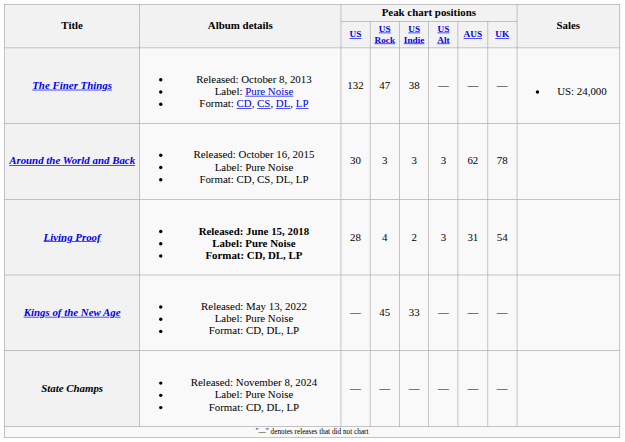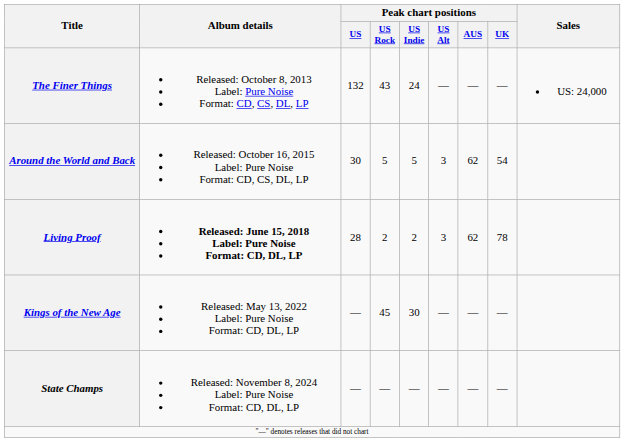(385, 85) 47 -> (385, 85) 43
(414, 85) 38 -> (414, 85) 24
(385, 161) 3 -> (385, 161) 5
(414, 161) 3 -> (414, 161) 5
(502, 161) 78 -> (502, 161) 54
(385, 237) 4 -> (385, 237) 2
(473, 237) 31 -> (473, 237) 62
(502, 237) 54 -> (502, 237) 78
(414, 312) 33 -> (414, 312) 30
